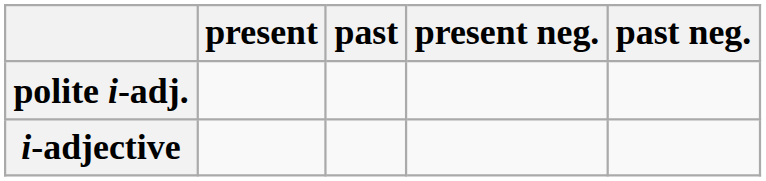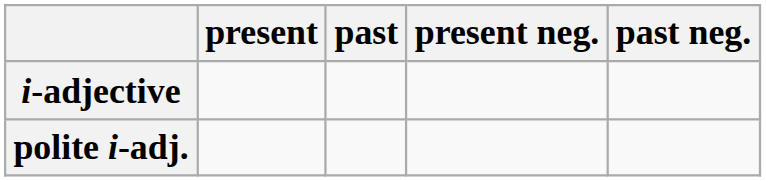rows swapped: (101, 146) <-> (101, 89)
